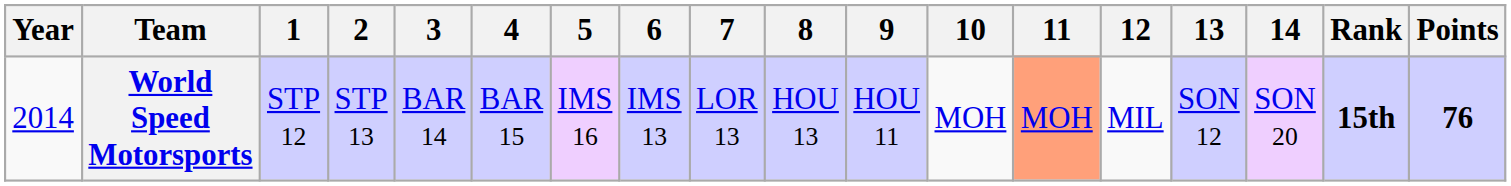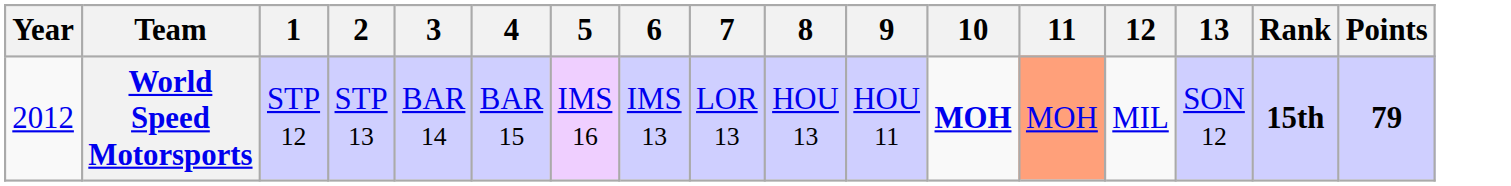- column: (1285, 30)
(43, 117) 2014 -> (43, 117) 2012
(970, 117) normal -> (973, 117) bold
(1458, 117) 76 -> (1387, 117) 79
